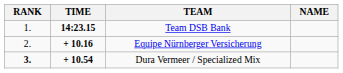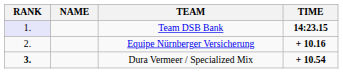columns swapped: (314, 12) <-> (78, 12)
(27, 28) no background -> (27, 28) lavender background
